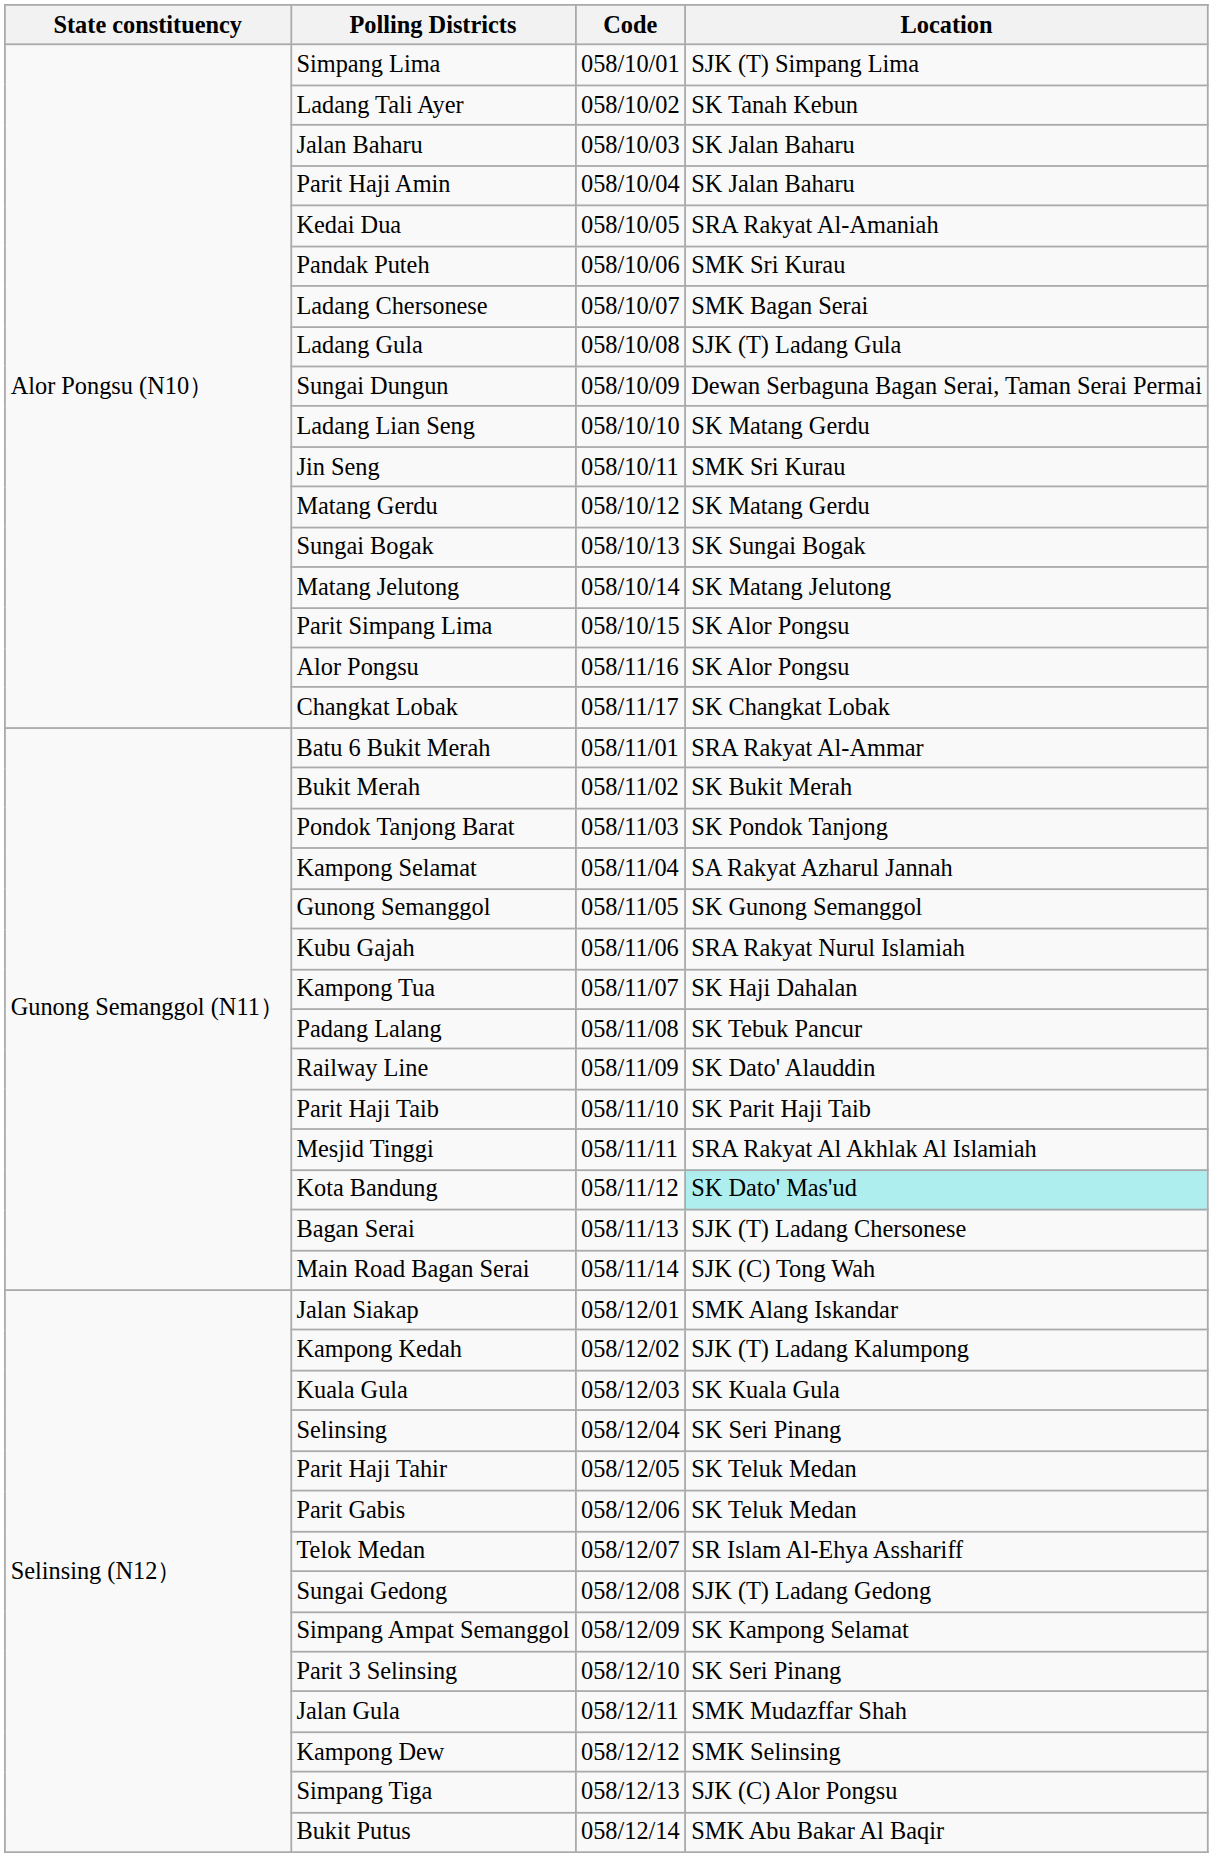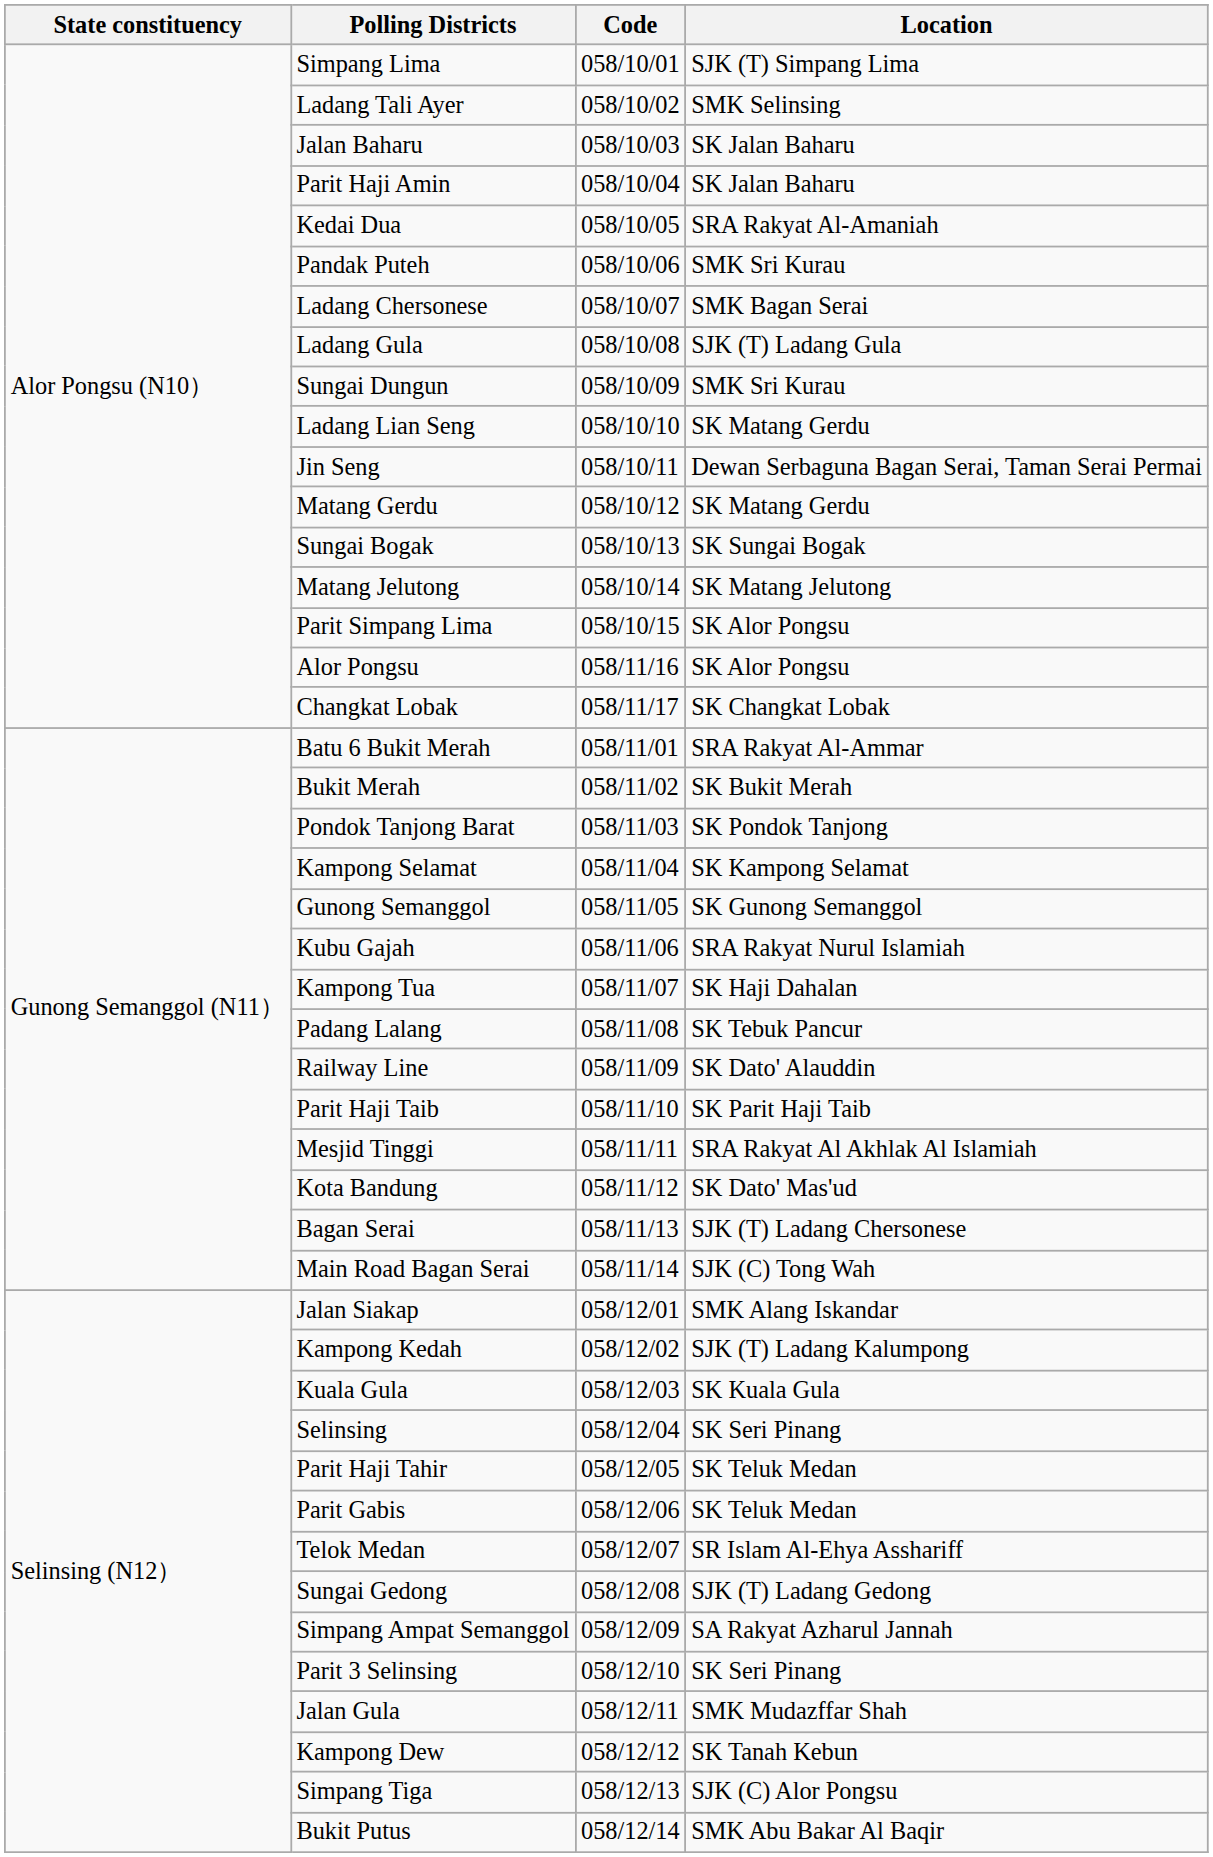(775, 104) SK Tanah Kebun -> (766, 104) SMK Selinsing
(947, 385) Dewan Serbaguna Bagan Serai, Taman Serai Permai -> (768, 385) SMK Sri Kurau
(768, 465) SMK Sri Kurau -> (947, 465) Dewan Serbaguna Bagan Serai, Taman Serai Permai
(822, 867) SA Rakyat Azharul Jannah -> (800, 867) SK Kampong Selamat
(774, 1188) paleturquoise background -> (774, 1188) no background
(800, 1630) SK Kampong Selamat -> (822, 1630) SA Rakyat Azharul Jannah
(766, 1751) SMK Selinsing -> (775, 1751) SK Tanah Kebun
